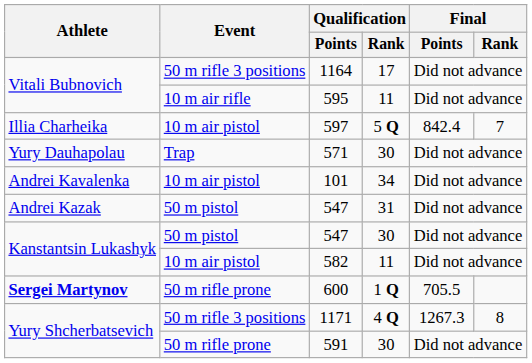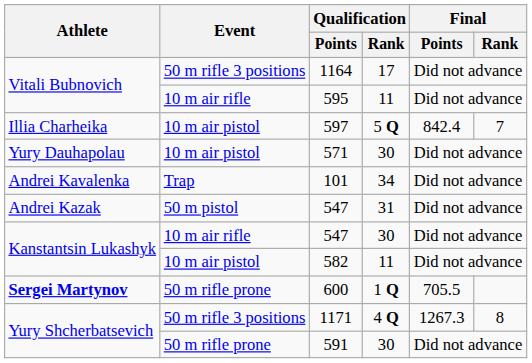(179, 153) Trap -> (212, 153) 10 m air pistol
(212, 180) 10 m air pistol -> (179, 180) Trap
(201, 235) 50 m pistol -> (207, 235) 10 m air rifle
